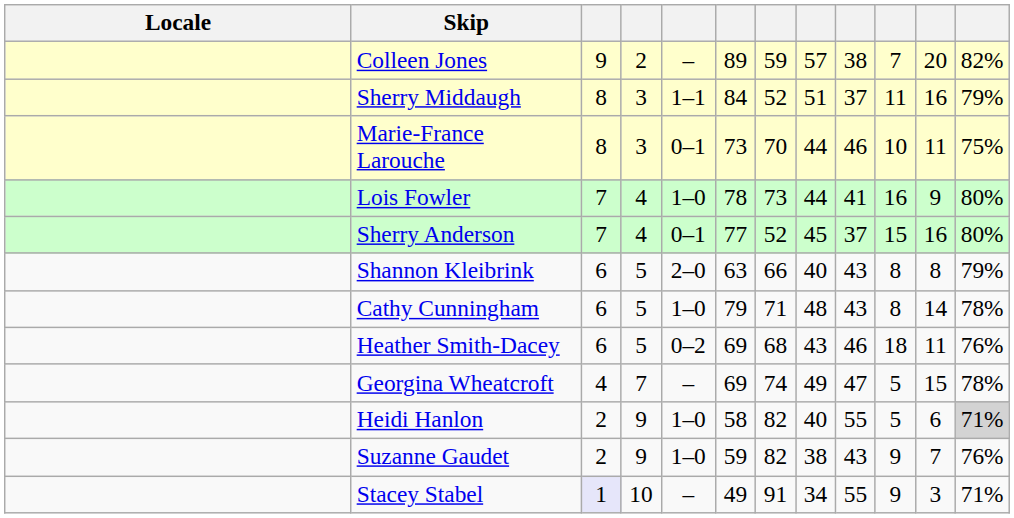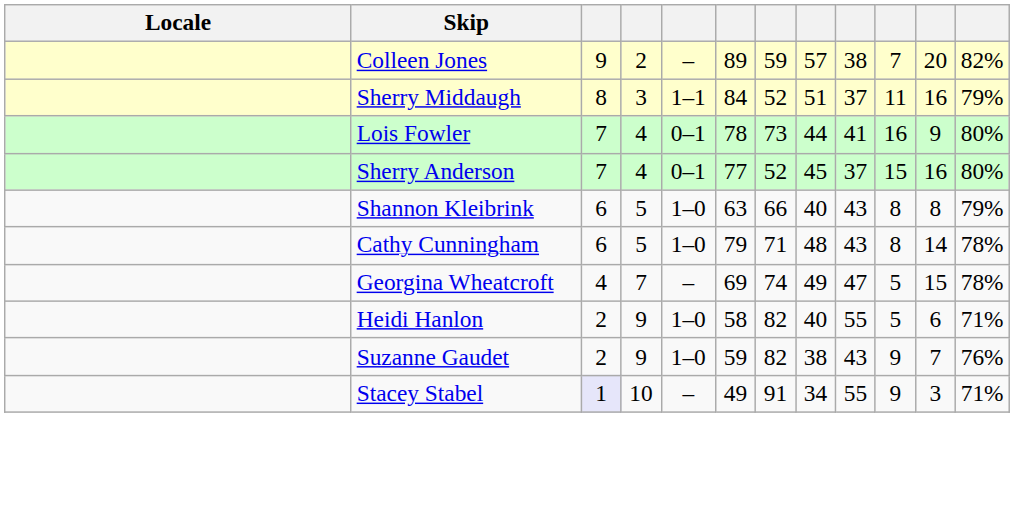- row: (420, 147)
(688, 197) 1–0 -> (688, 134) 0–1
(688, 271) 2–0 -> (688, 208) 1–0
- row: (458, 345)
(982, 419) lightgrey background -> (982, 319) no background
